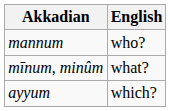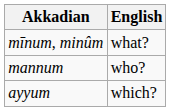rows swapped: (36, 42) <-> (56, 67)
